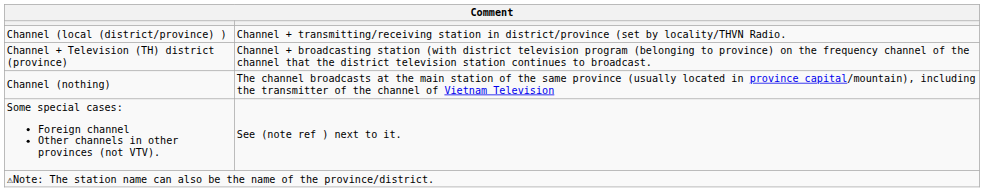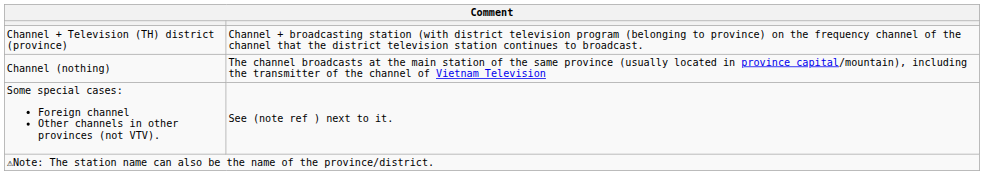- row: (117, 34)
